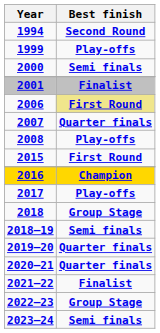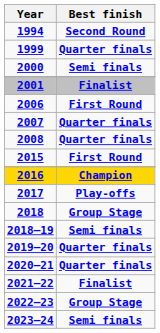(105, 49) Play-offs -> (105, 49) Quarter finals
(105, 103) khaki background -> (105, 103) no background
(105, 139) Play-offs -> (105, 139) Quarter finals
